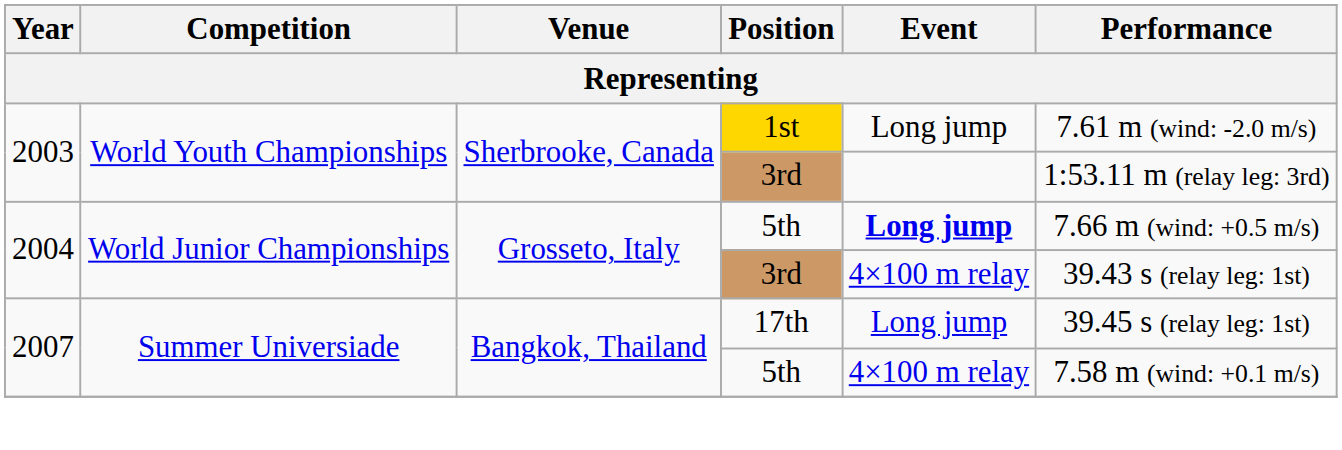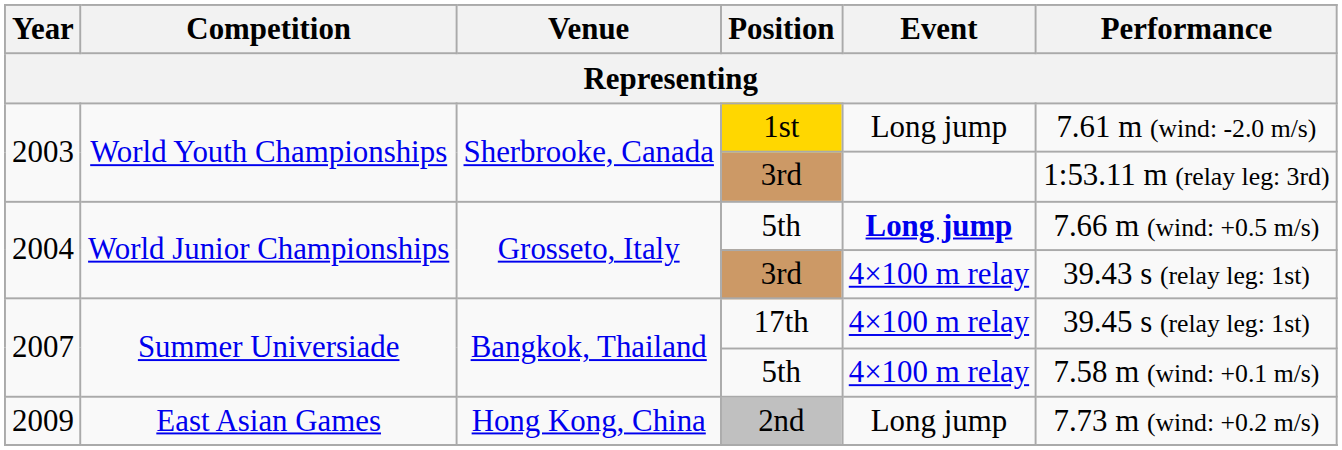(939, 322) Long jump -> (939, 322) 4×100 m relay
+ row: (43, 420)
